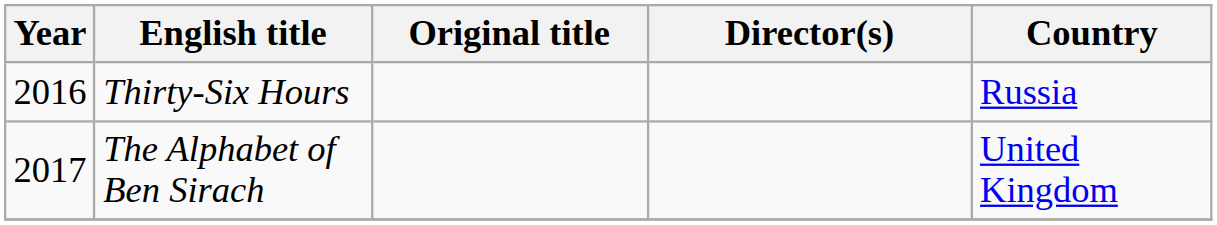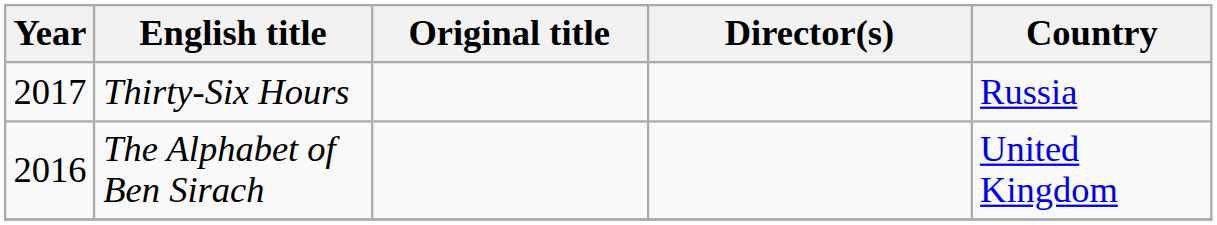(50, 91) 2016 -> (50, 91) 2017
(50, 169) 2017 -> (50, 169) 2016
